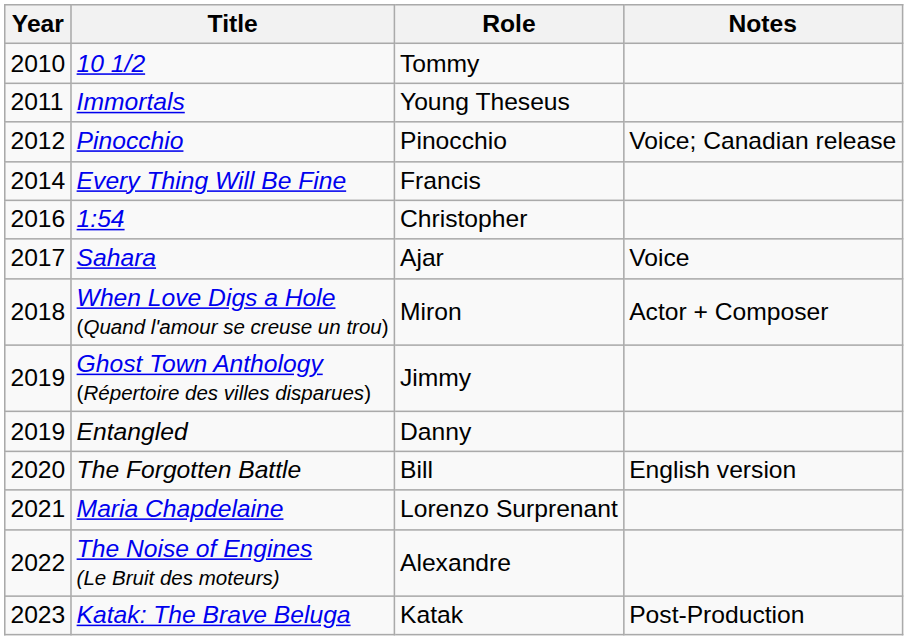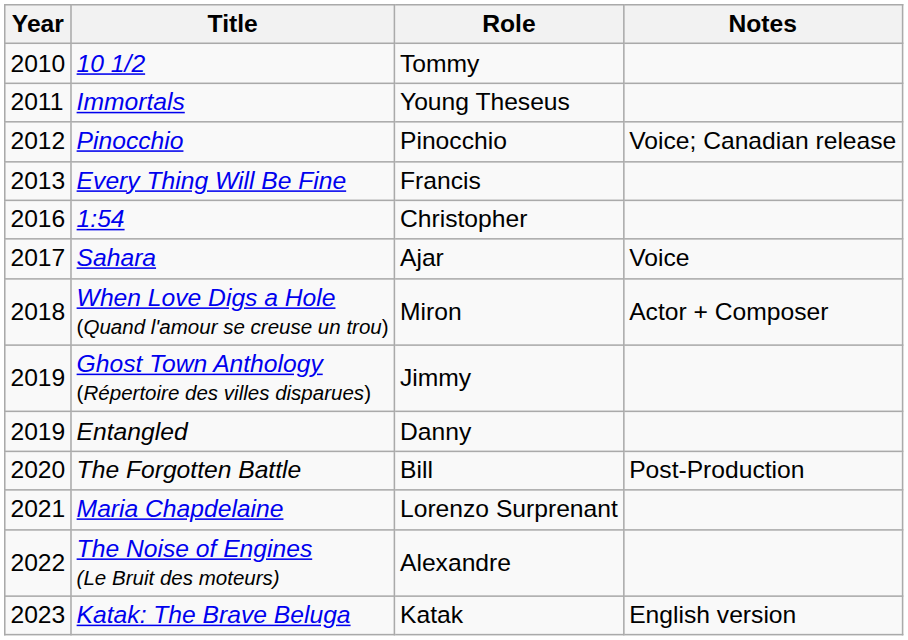(38, 180) 2014 -> (38, 180) 2013
(713, 470) English version -> (717, 470) Post-Production
(717, 615) Post-Production -> (713, 615) English version
